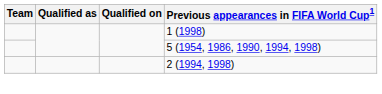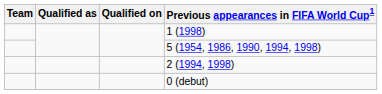+ row: (187, 81)
